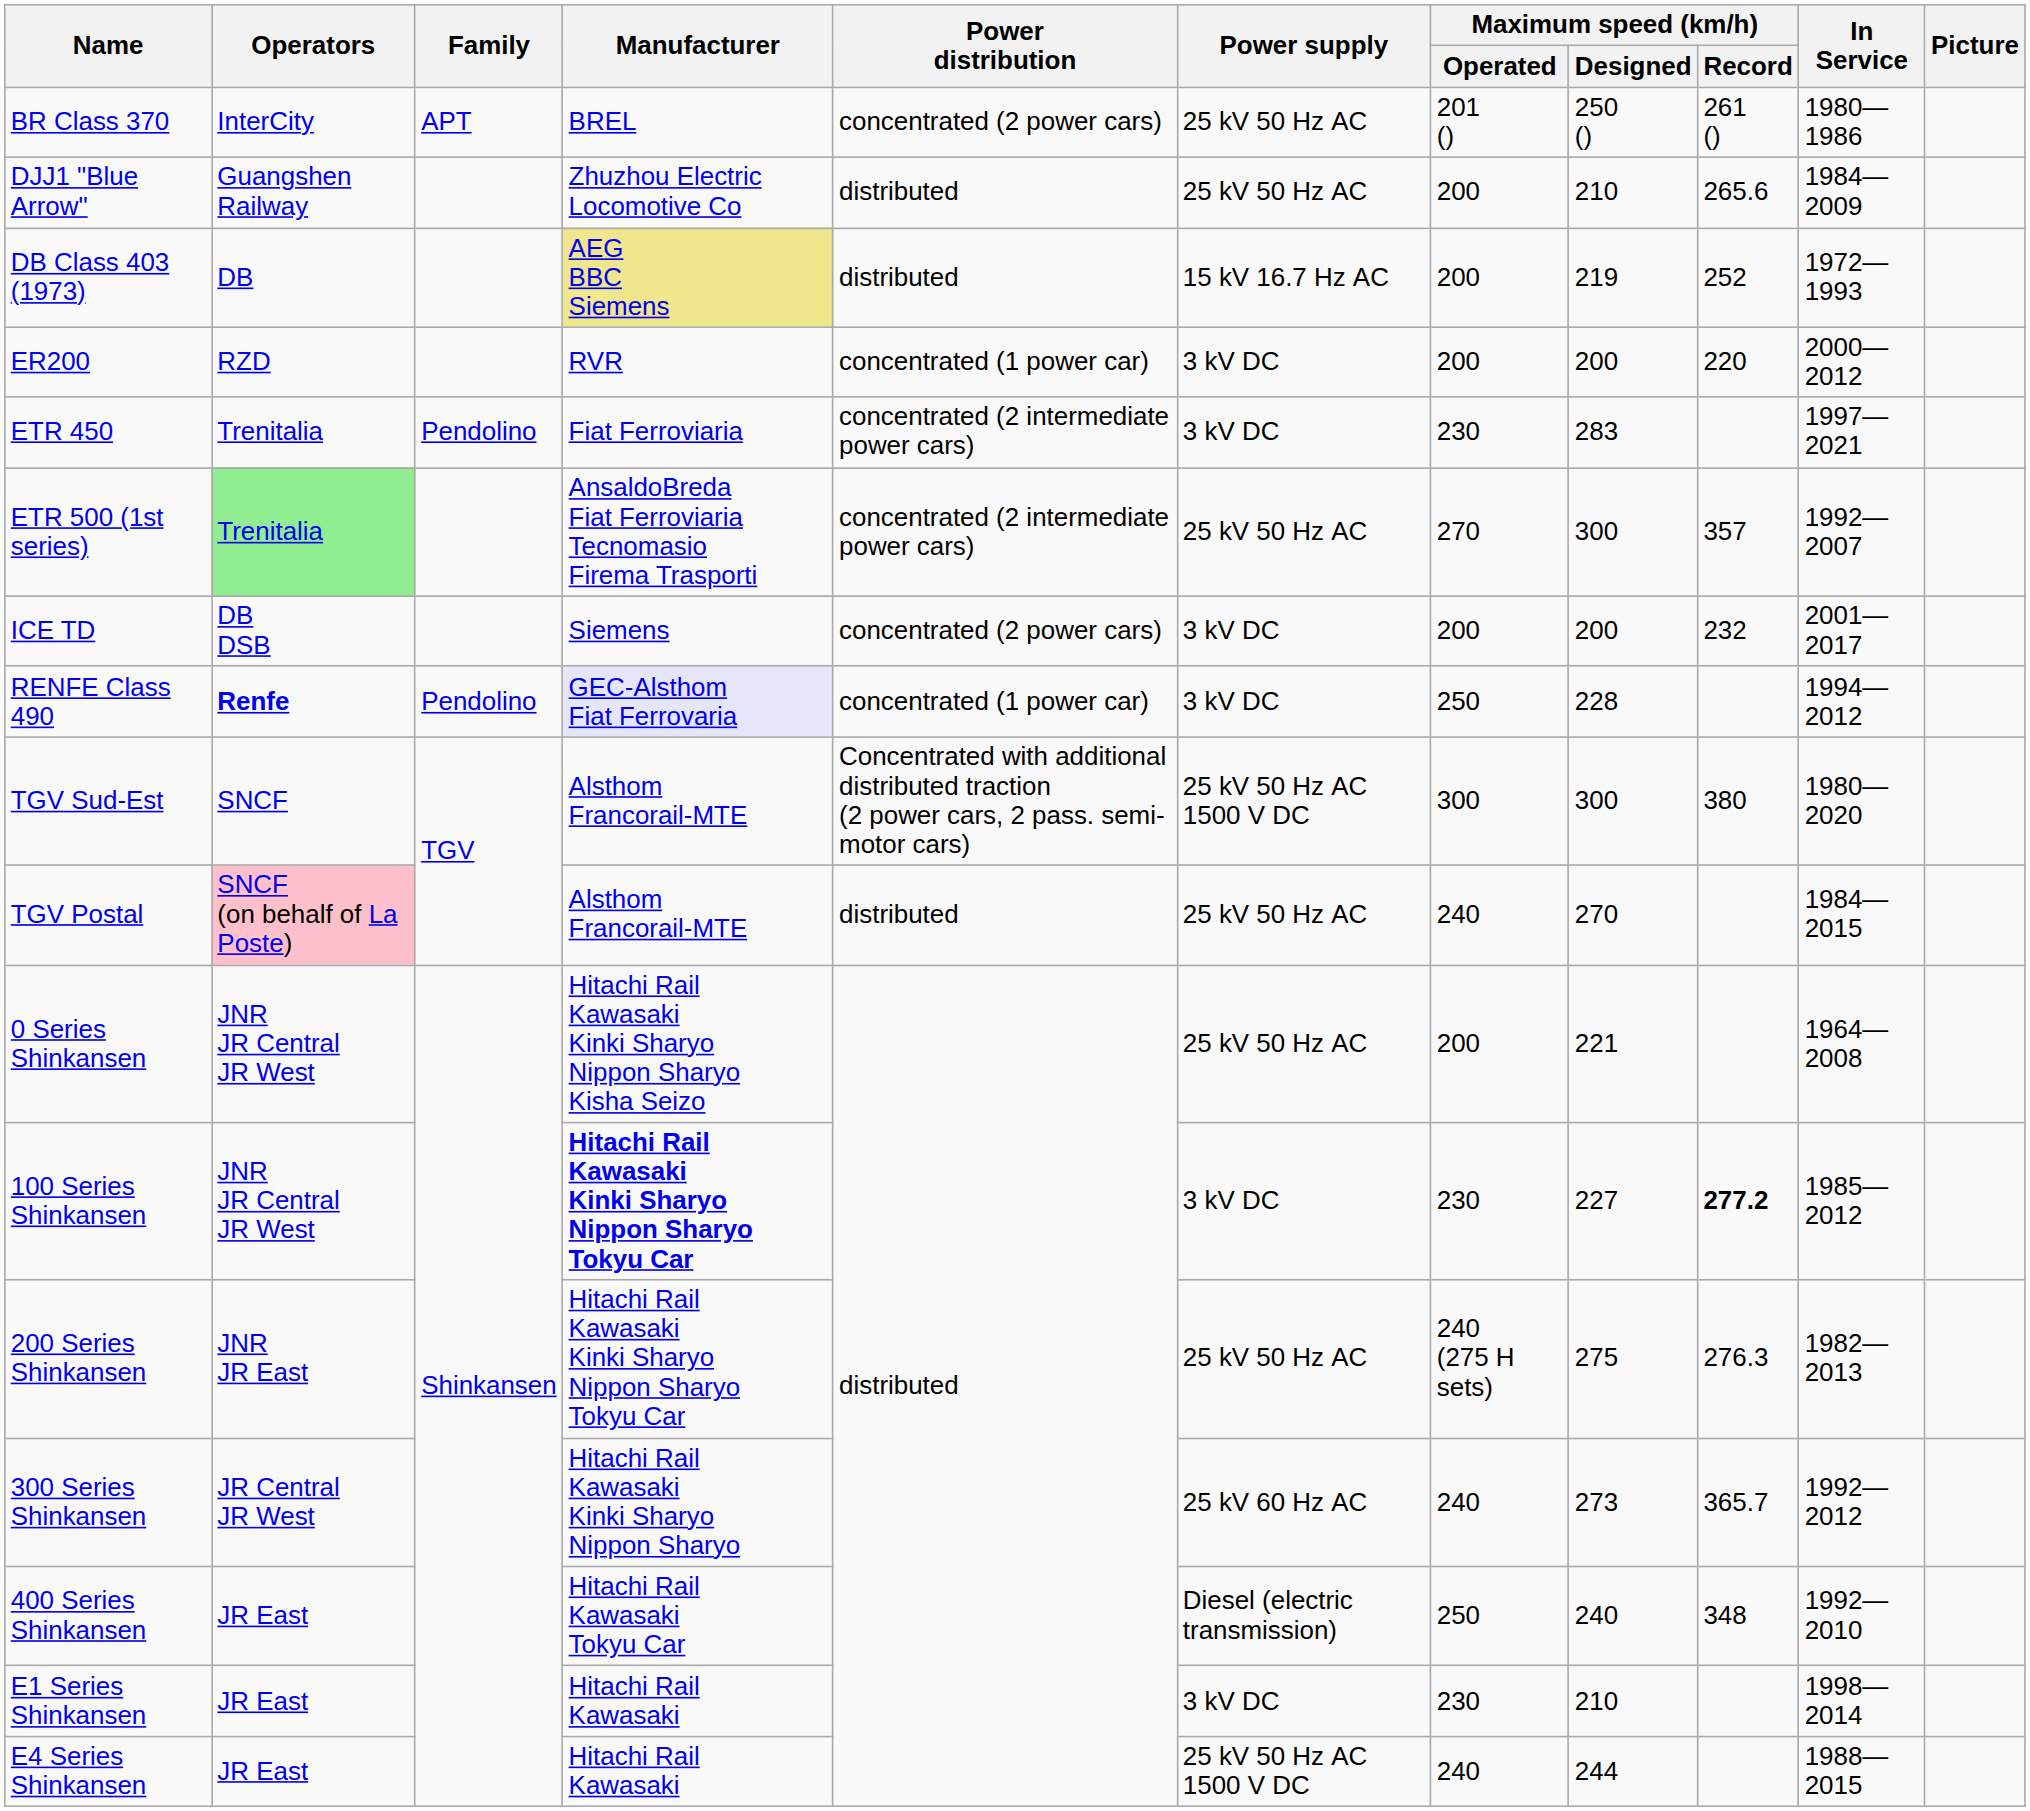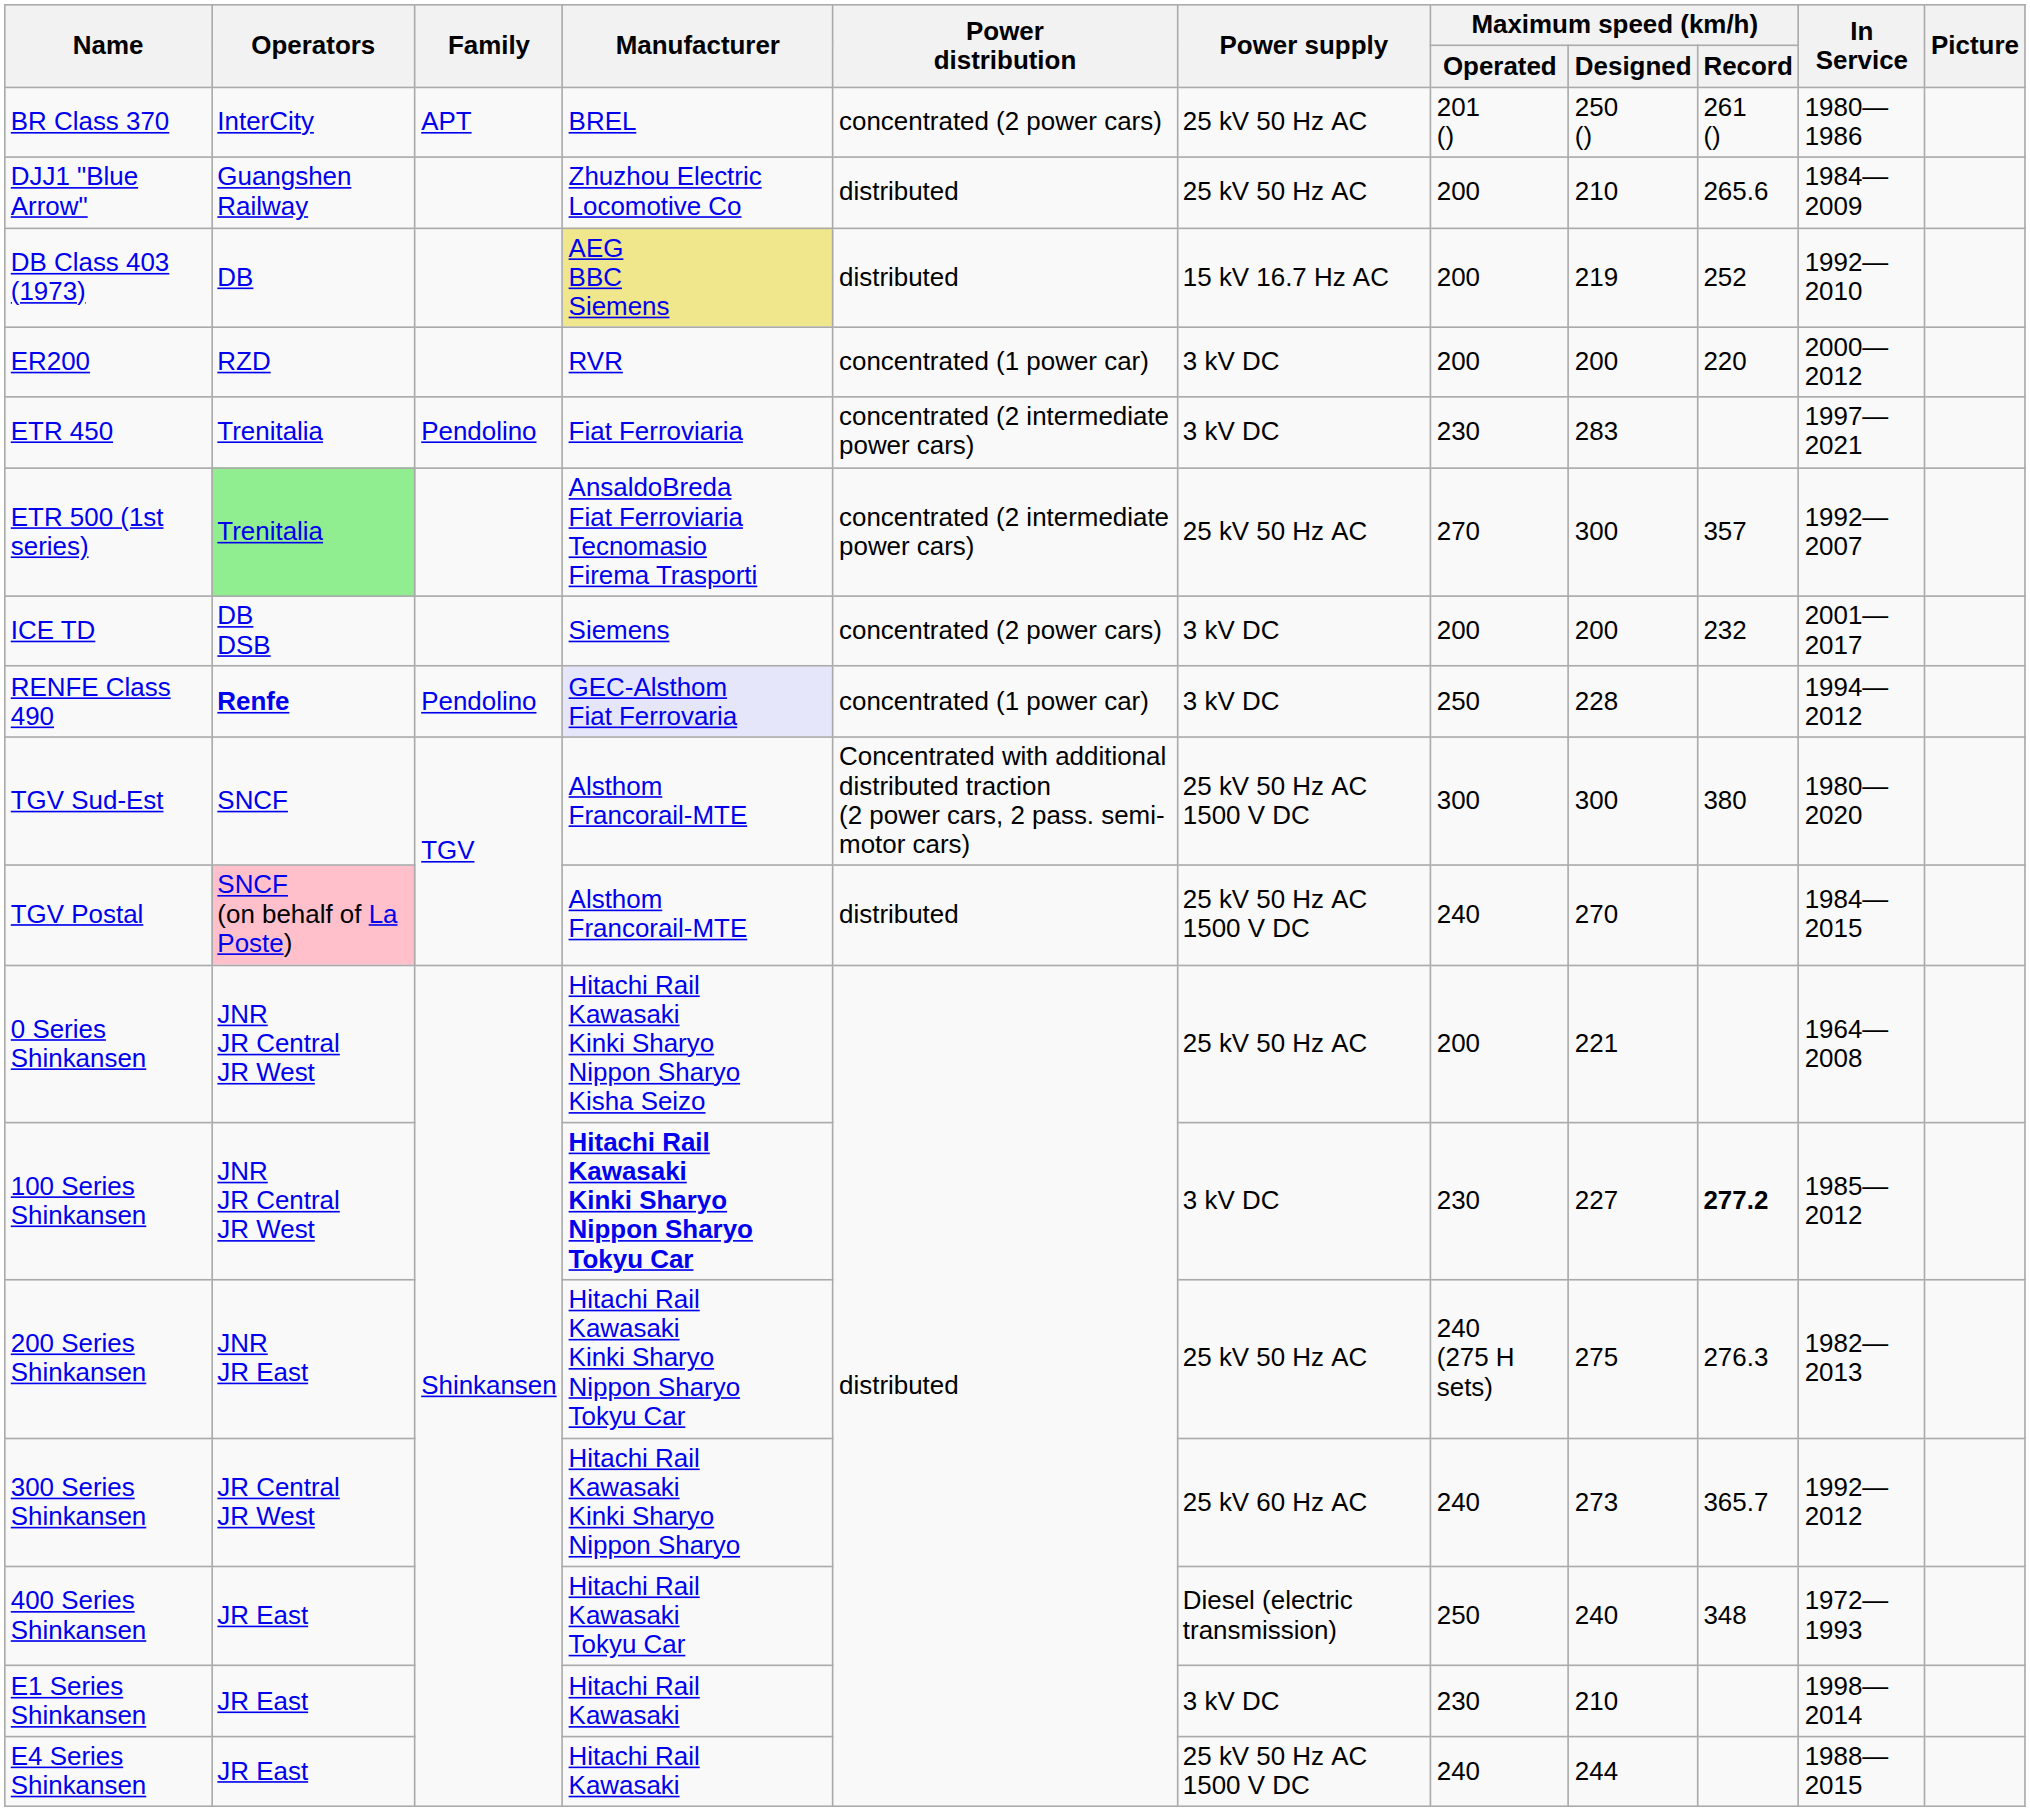(1846, 276) 1972—1993 -> (1846, 276) 1992—2010
(1275, 914) 25 kV 50 Hz AC -> (1275, 914) 25 kV 50 Hz AC 1500 V DC
(1846, 1615) 1992—2010 -> (1846, 1615) 1972—1993
